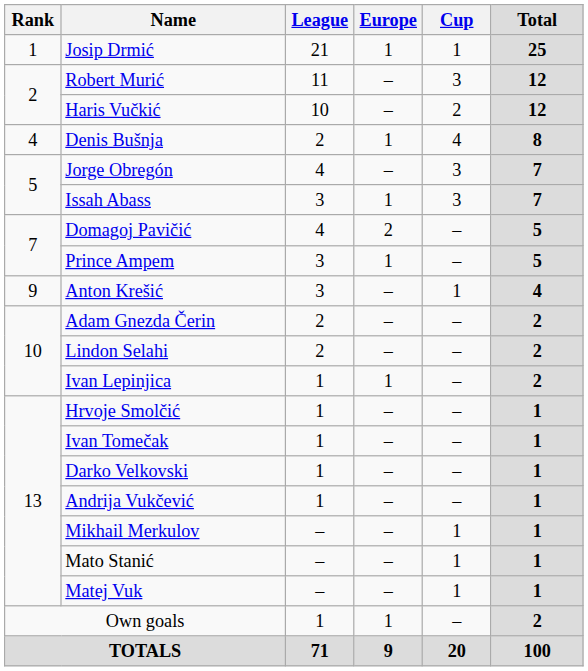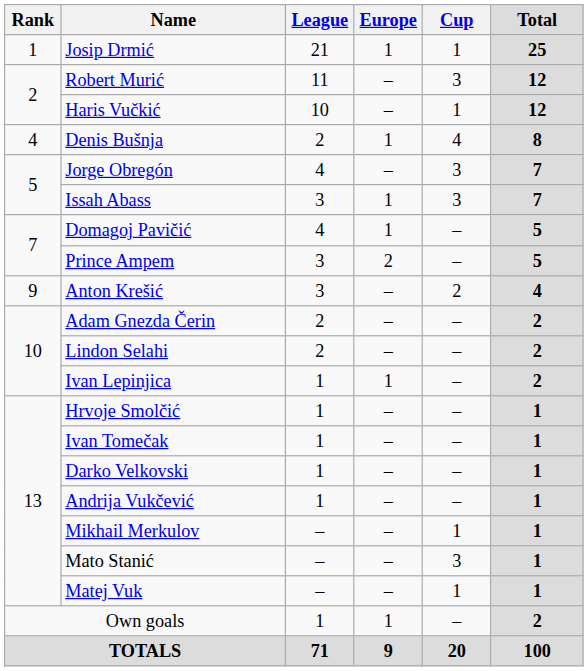(457, 109) 2 -> (457, 109) 1
(388, 230) 2 -> (388, 230) 1
(388, 260) 1 -> (388, 260) 2
(457, 290) 1 -> (457, 290) 2
(457, 561) 1 -> (457, 561) 3
